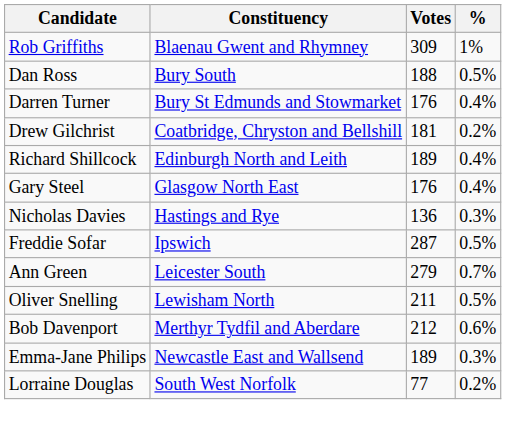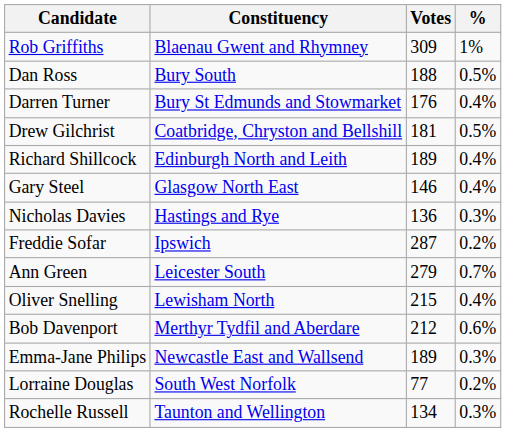(478, 131) 0.2% -> (478, 131) 0.5%
(424, 187) 176 -> (424, 187) 146
(478, 243) 0.5% -> (478, 243) 0.2%
(423, 300) 211 -> (424, 300) 215
(478, 300) 0.5% -> (478, 300) 0.4%
+ row: (69, 412)
